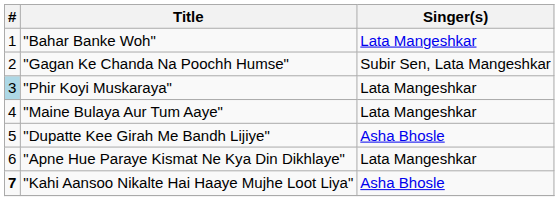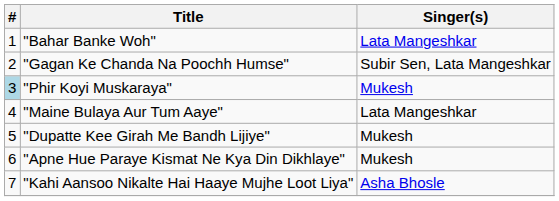(418, 88) Lata Mangeshkar -> (387, 88) Mukesh
(403, 136) Asha Bhosle -> (387, 136) Mukesh
(418, 160) Lata Mangeshkar -> (387, 160) Mukesh
(12, 183) bold -> (12, 183) normal
